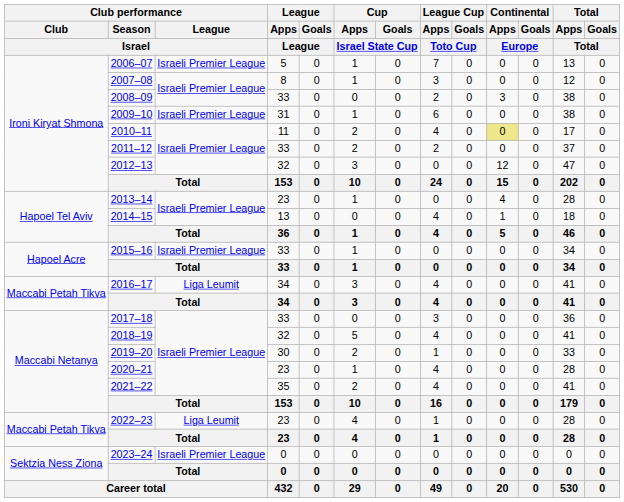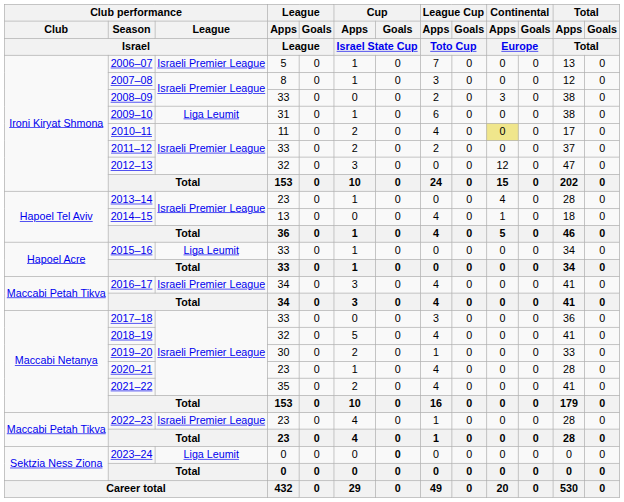(211, 115) Israeli Premier League -> (211, 115) Liga Leumit
(211, 251) Israeli Premier League -> (211, 251) Liga Leumit
(211, 285) Liga Leumit -> (211, 285) Israeli Premier League
(211, 421) Liga Leumit -> (211, 421) Israeli Premier League
(211, 455) Israeli Premier League -> (211, 455) Liga Leumit
(398, 455) normal -> (398, 455) bold
